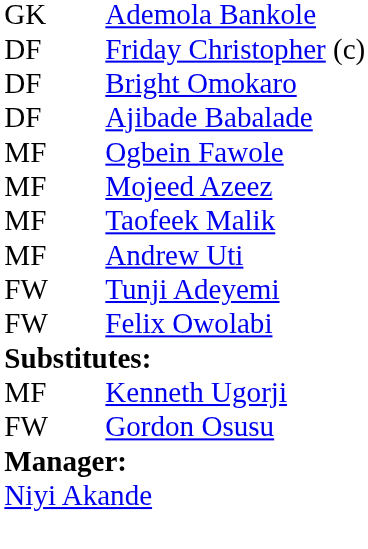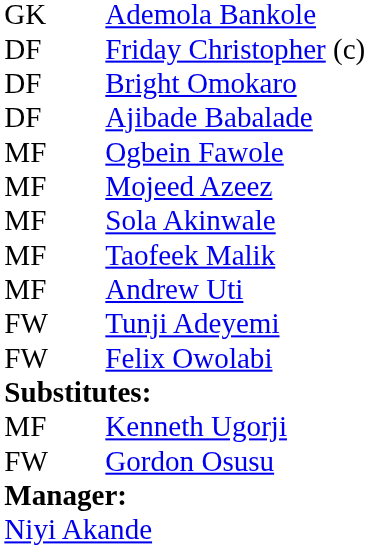+ row: (191, 220)
